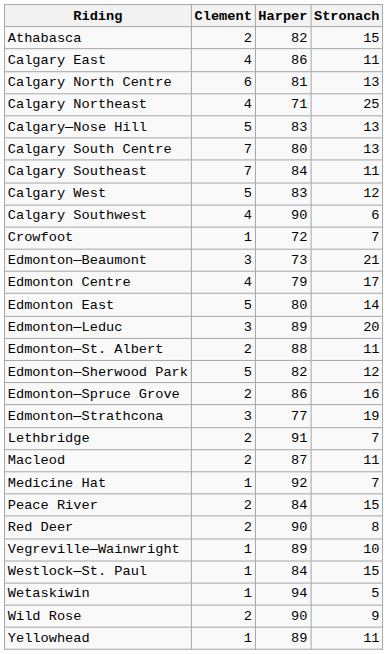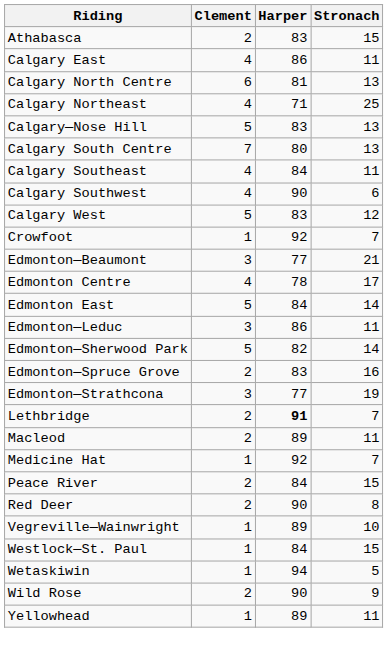(299, 38) 82 -> (299, 38) 83
(248, 171) 7 -> (248, 171) 4
rows swapped: (77, 216) <-> (57, 194)
(299, 238) 72 -> (299, 238) 92
(299, 260) 73 -> (299, 260) 77
(299, 283) 79 -> (299, 283) 78
(299, 305) 80 -> (299, 305) 84
(299, 327) 89 -> (299, 327) 86
(371, 327) 20 -> (371, 327) 11
- row: (86, 349)
(371, 372) 12 -> (371, 349) 14
(299, 394) 86 -> (299, 372) 83
(299, 438) normal -> (299, 416) bold
(299, 461) 87 -> (299, 438) 89
